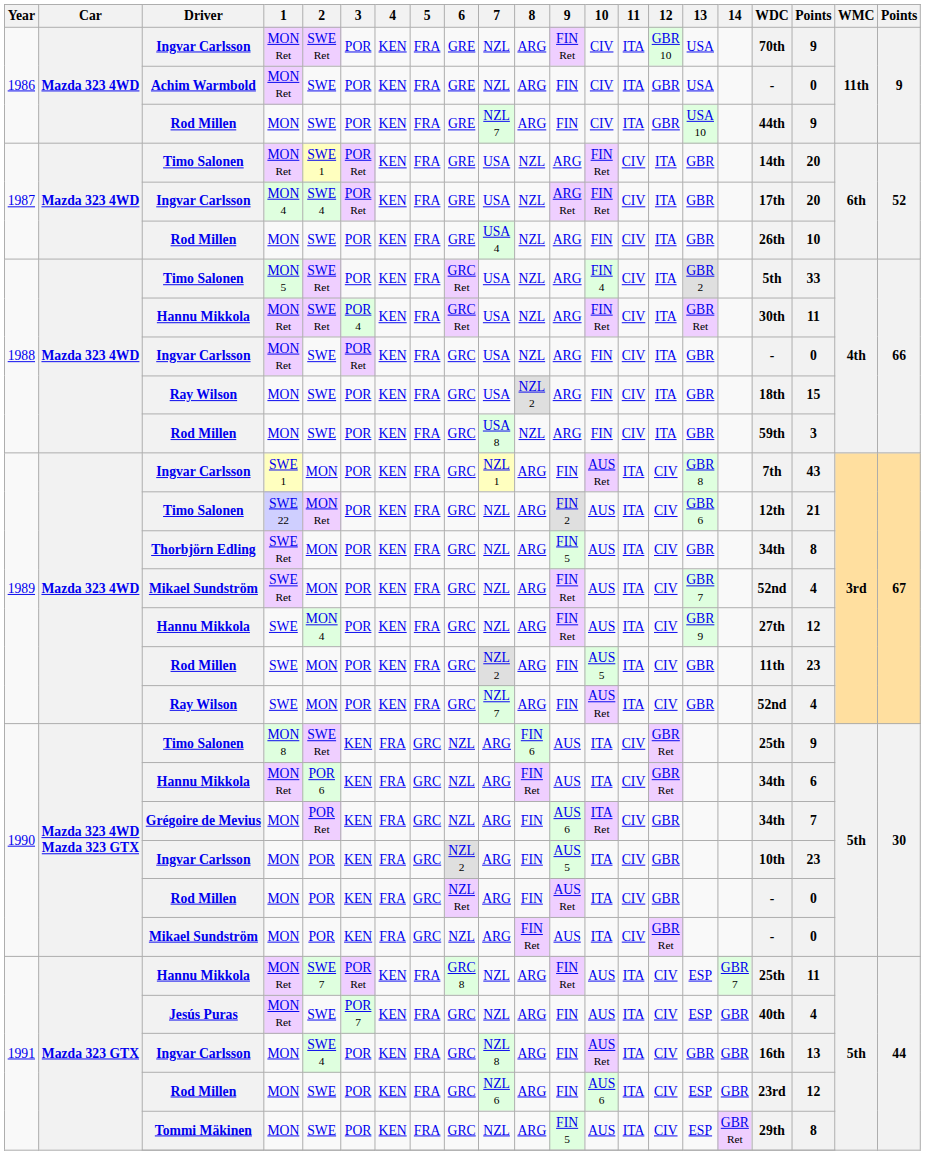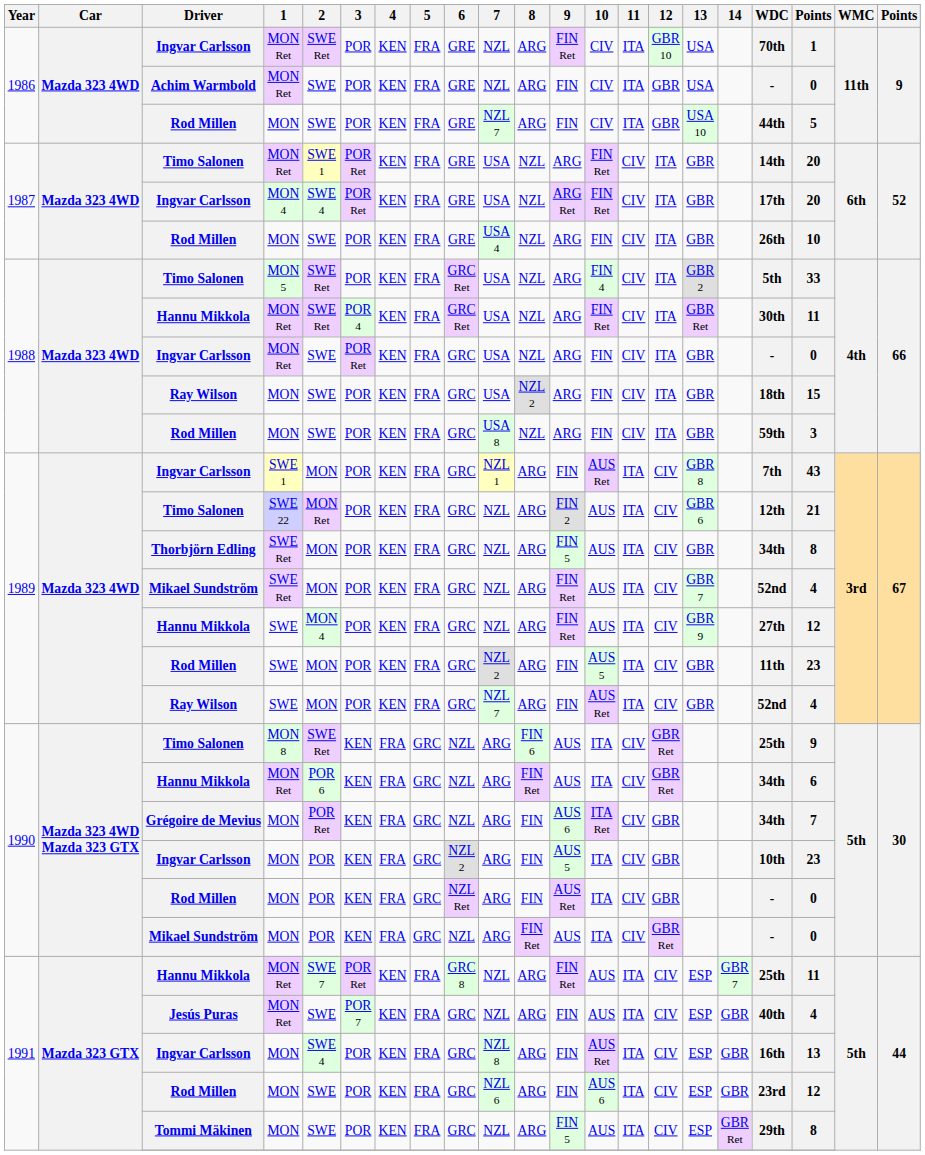(813, 46) 9 -> (813, 46) 1
(813, 124) 9 -> (813, 124) 5
(700, 1053) GBR -> (700, 1053) ESP
